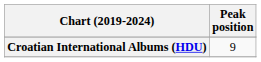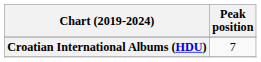(233, 47) 9 -> (233, 47) 7
